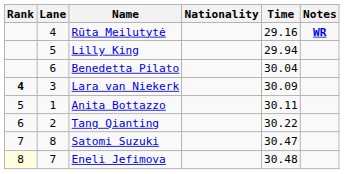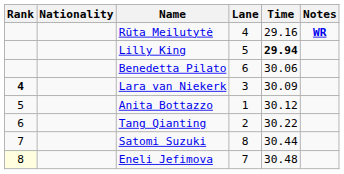columns swapped: (53, 14) <-> (222, 14)
(281, 50) normal -> (281, 50) bold
(281, 68) 30.04 -> (281, 68) 30.06
(281, 105) 30.11 -> (281, 105) 30.12
(281, 141) 30.47 -> (281, 141) 30.44
